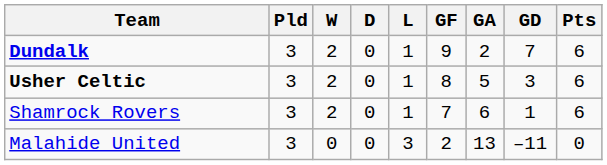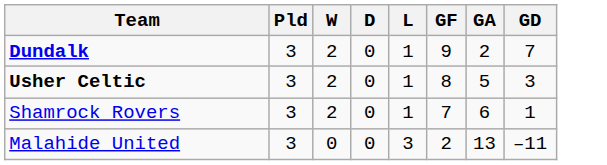- column: (579, 20)
